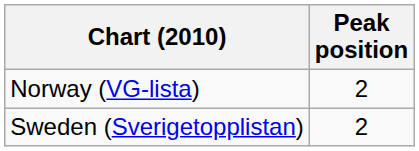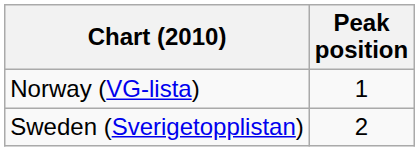(362, 88) 2 -> (362, 88) 1
